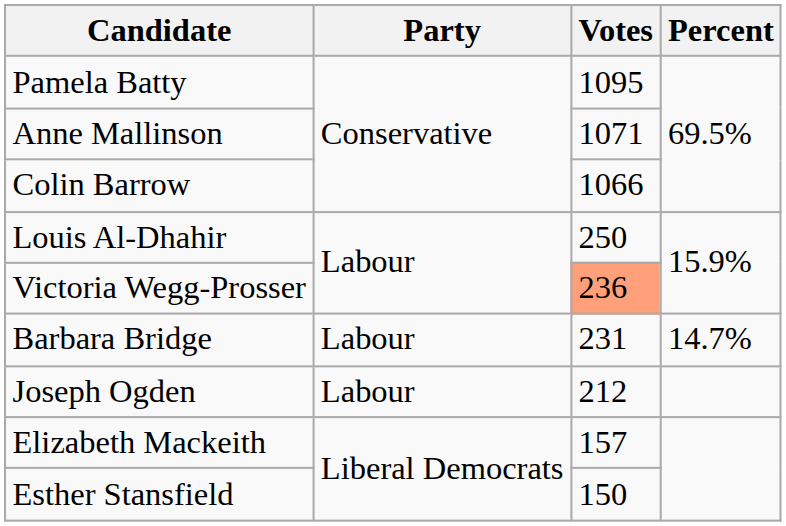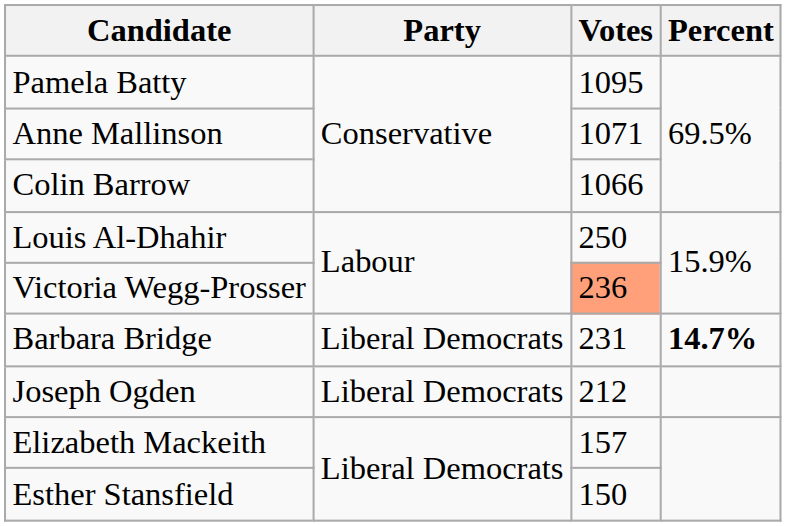(368, 339) Labour -> (442, 339) Liberal Democrats
(710, 339) normal -> (713, 339) bold
(368, 390) Labour -> (442, 390) Liberal Democrats
